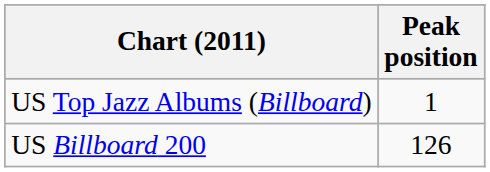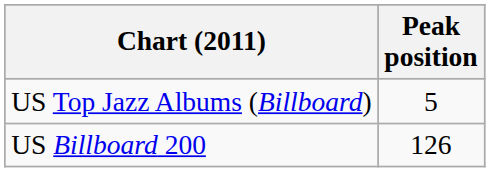(431, 100) 1 -> (431, 100) 5
